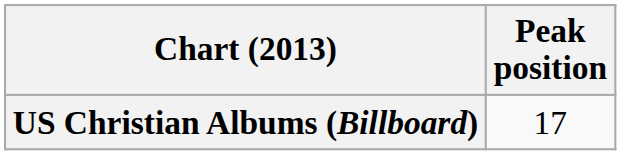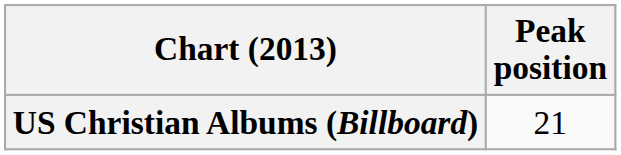(550, 121) 17 -> (550, 121) 21
